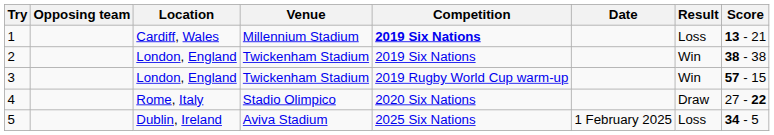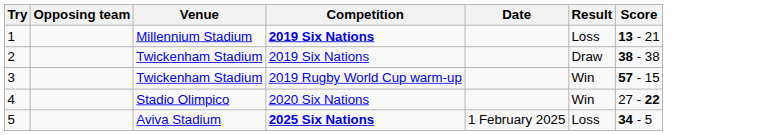- column: (187, 15)
(689, 57) Win -> (587, 57) Draw
(694, 99) Draw -> (583, 99) Win
(425, 120) normal -> (321, 120) bold
